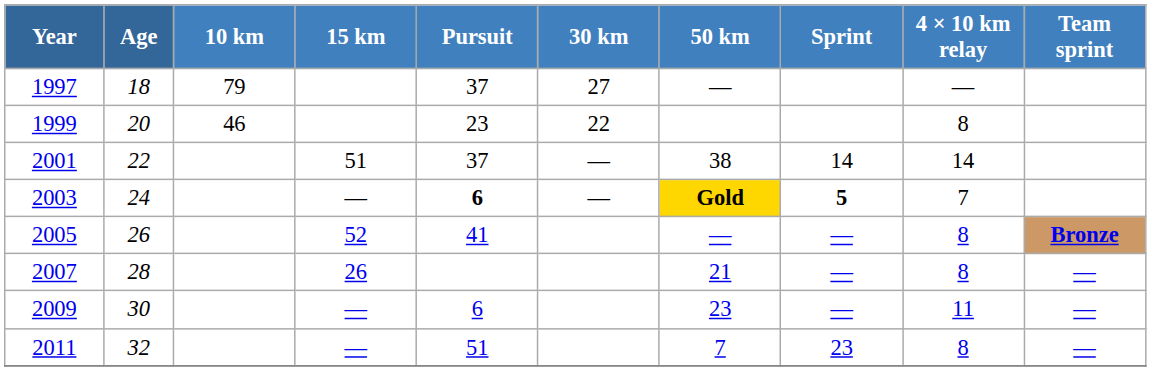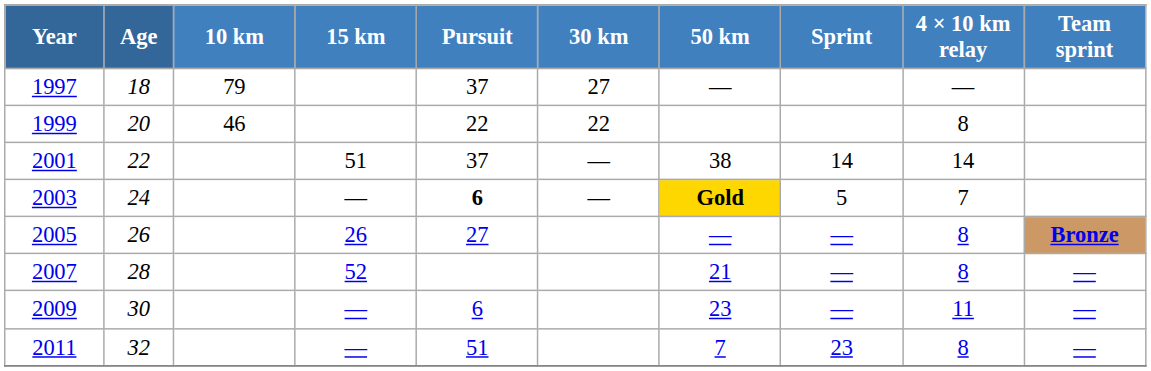(477, 124) 23 -> (477, 124) 22
(842, 198) bold -> (842, 198) normal
(356, 235) 52 -> (356, 235) 26
(477, 235) 41 -> (477, 235) 27
(356, 272) 26 -> (356, 272) 52
